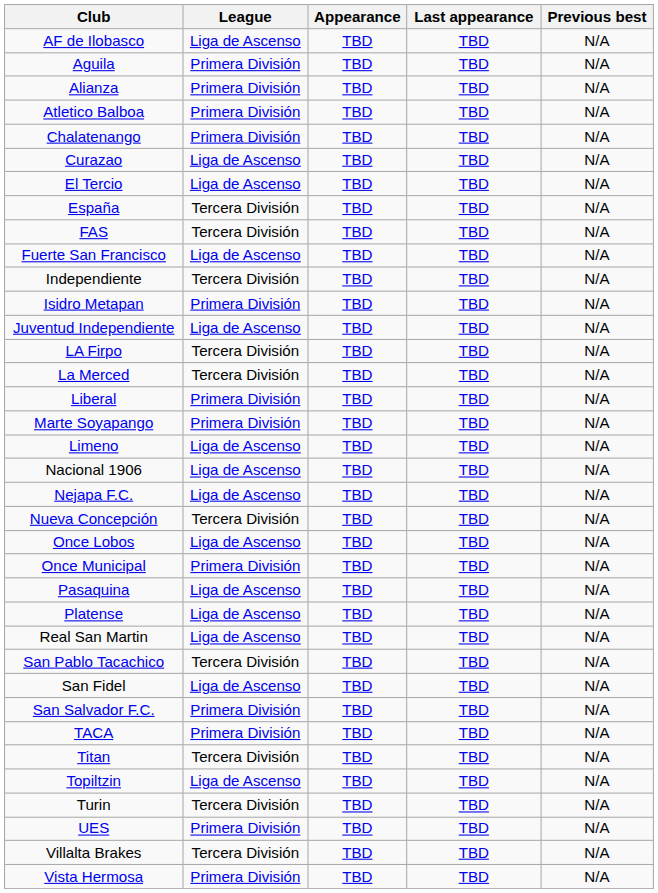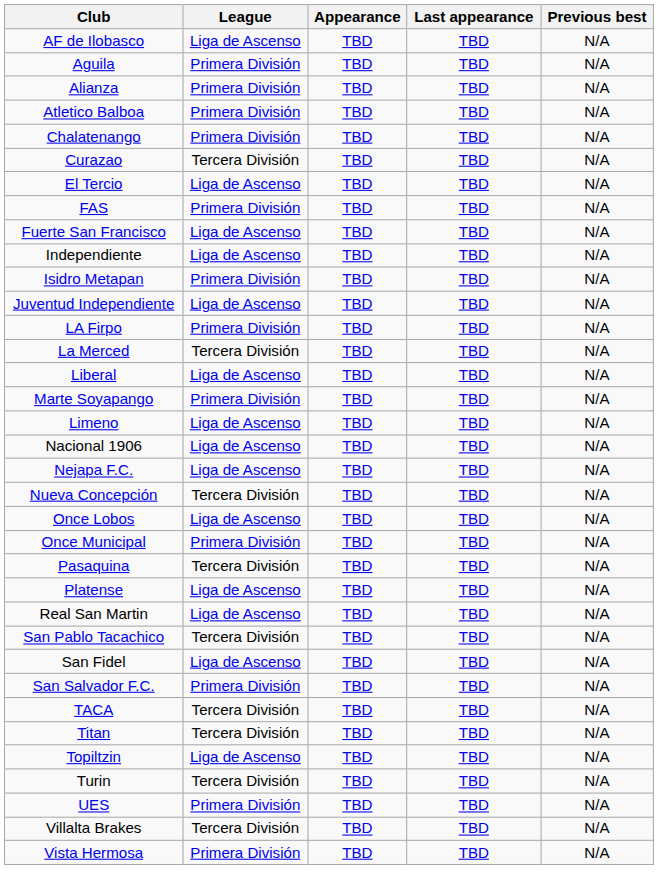(245, 160) Liga de Ascenso -> (245, 160) Tercera División
- row: (94, 208)
(245, 232) Tercera División -> (245, 208) Primera División
(245, 280) Tercera División -> (245, 256) Liga de Ascenso
(245, 351) Tercera División -> (245, 327) Primera División
(245, 399) Primera División -> (245, 375) Liga de Ascenso
(245, 590) Liga de Ascenso -> (245, 566) Tercera División
(245, 733) Primera División -> (245, 710) Tercera División
